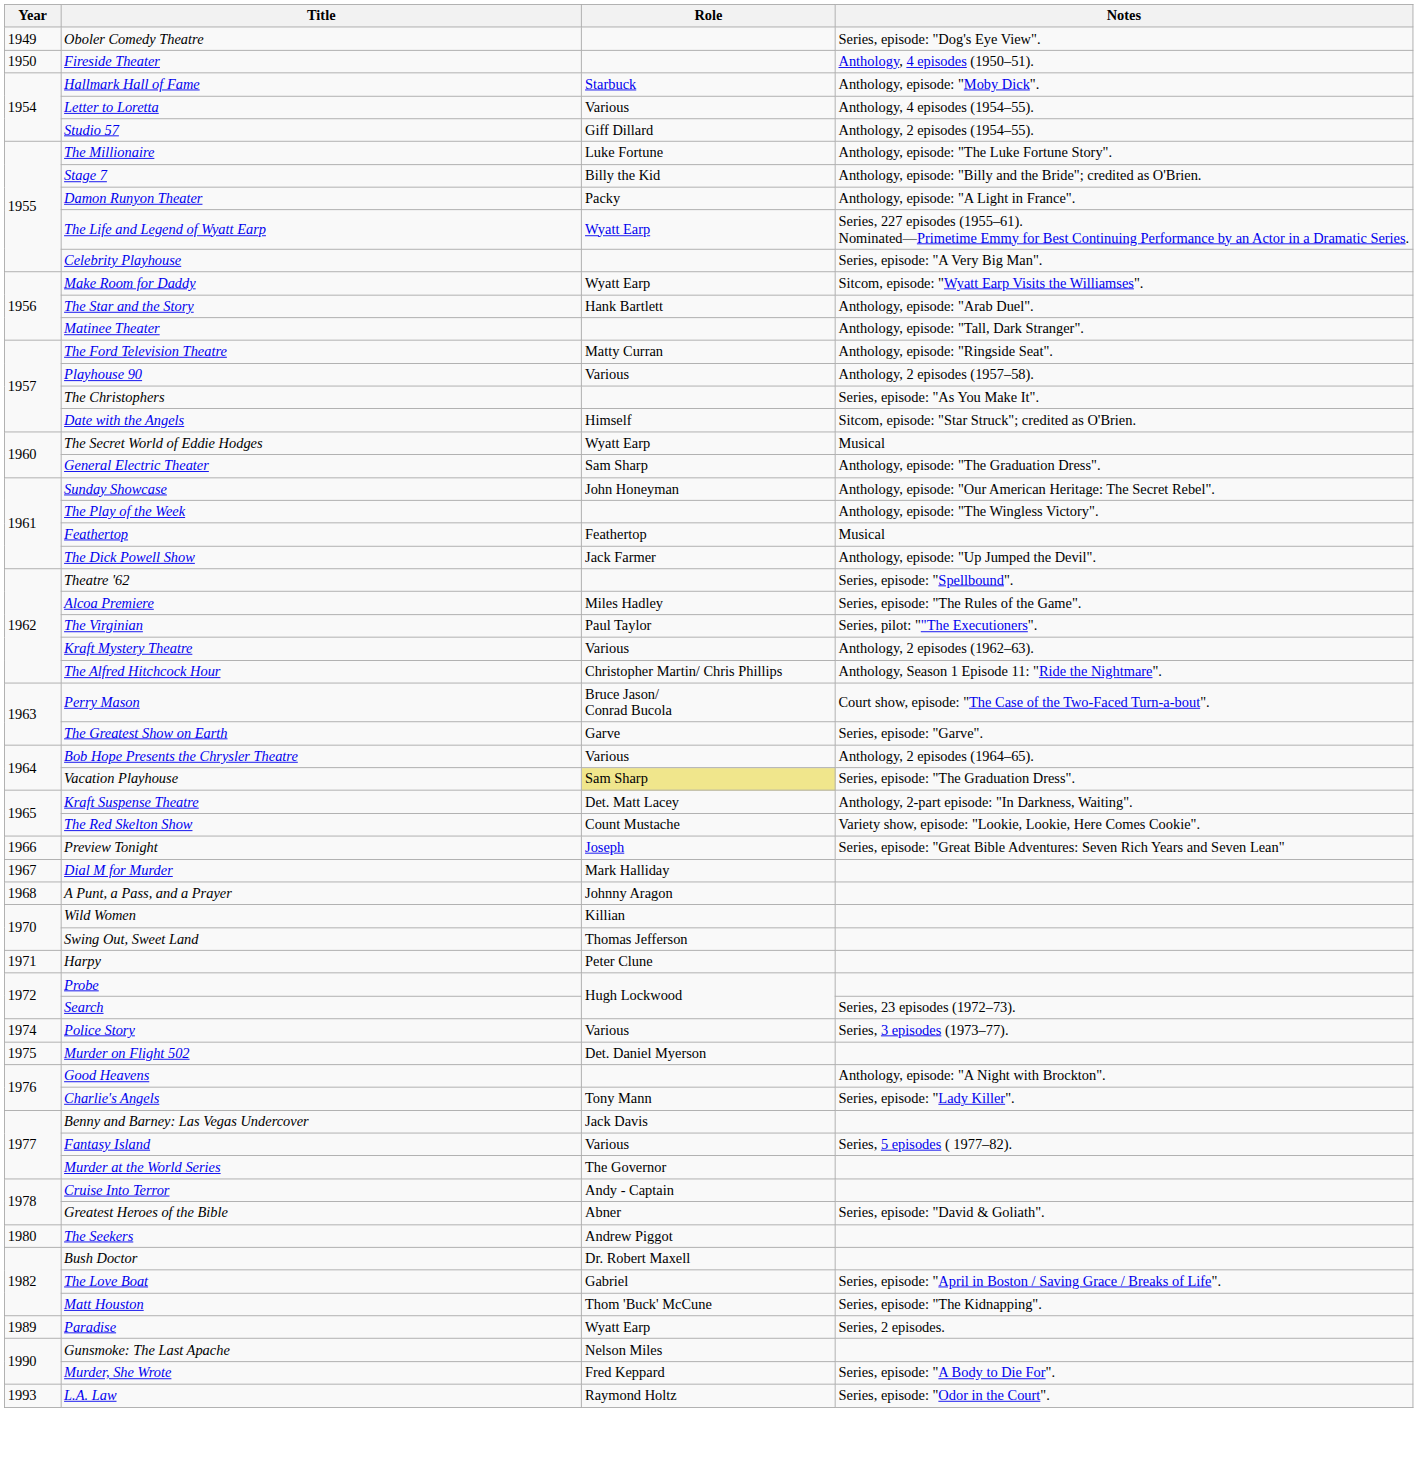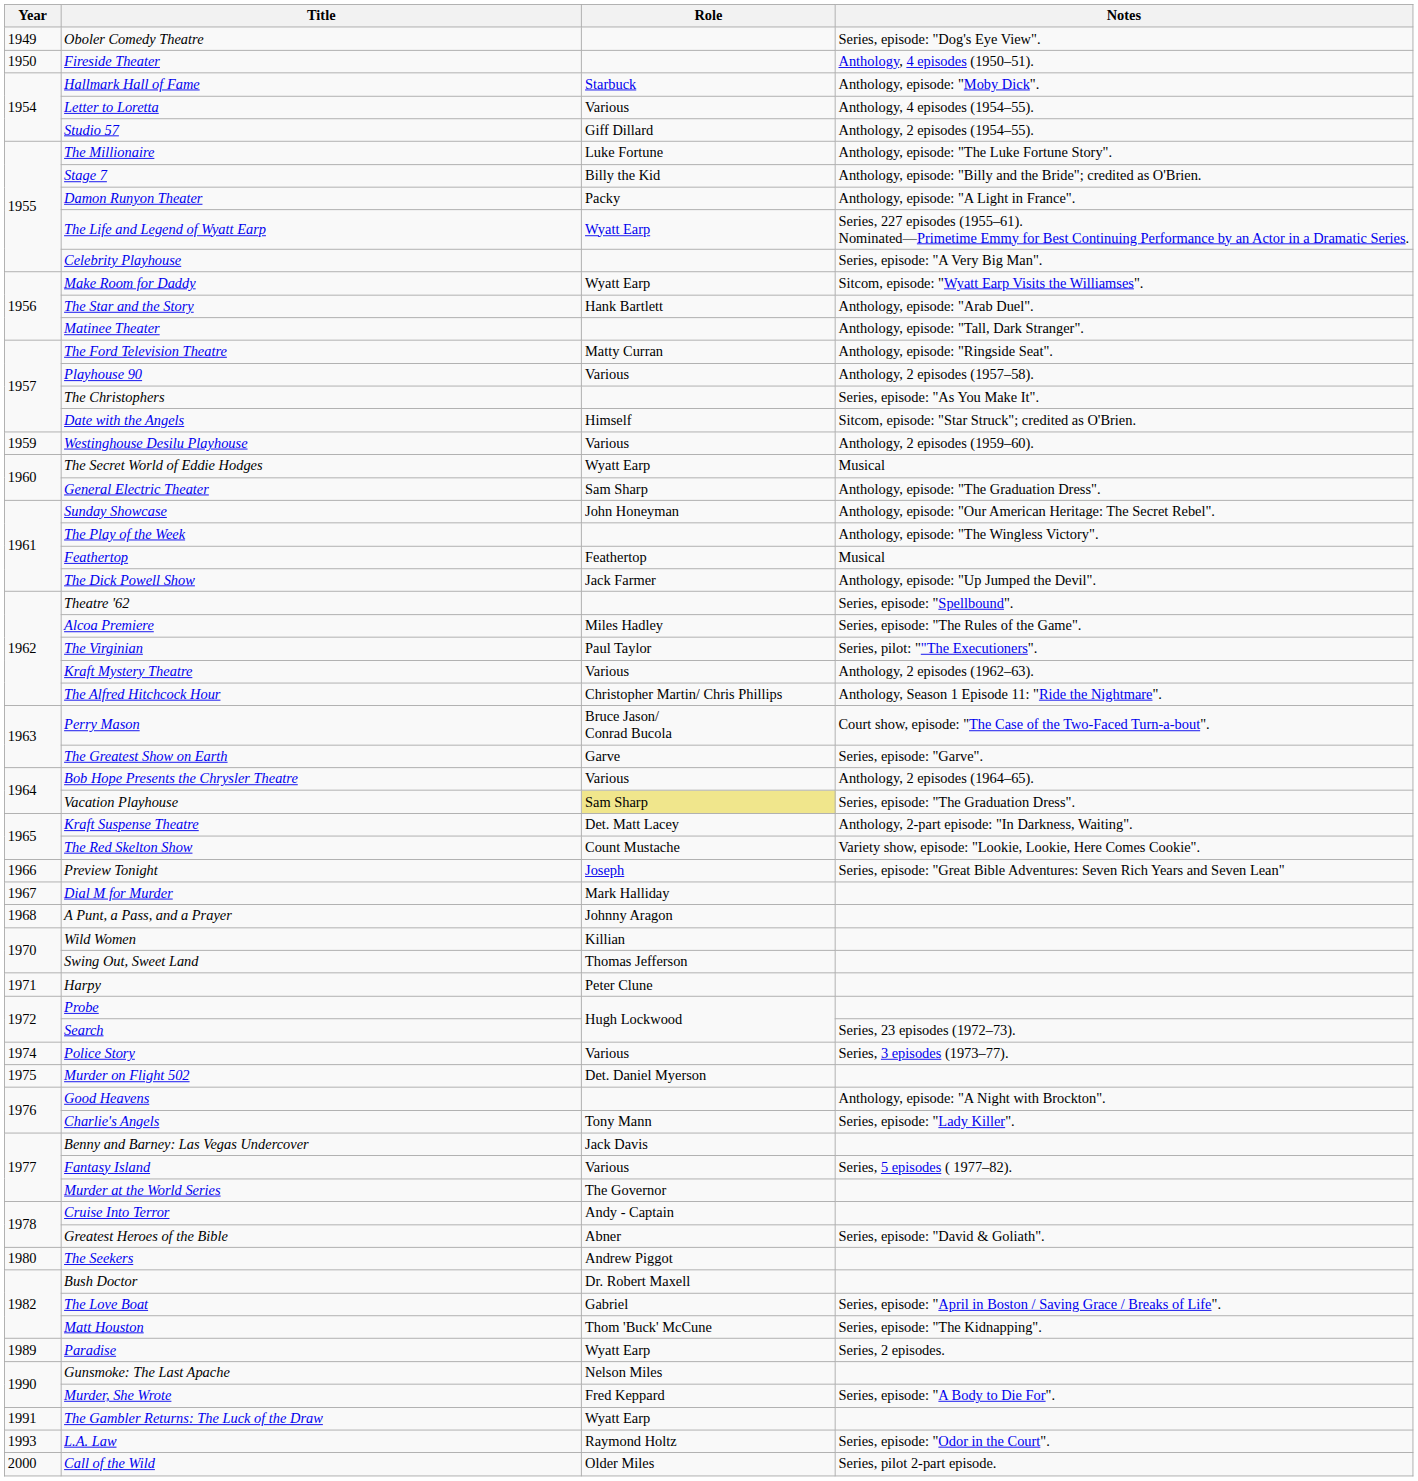+ row: (156, 443)
+ row: (193, 1418)
+ row: (109, 1464)
